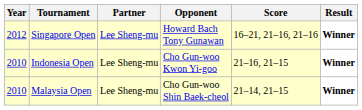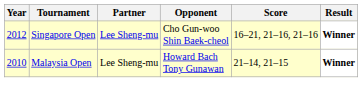(193, 35) Howard Bach Tony Gunawan -> (196, 35) Cho Gun-woo Shin Baek-cheol
- row: (62, 63)
(196, 91) Cho Gun-woo Shin Baek-cheol -> (193, 63) Howard Bach Tony Gunawan
